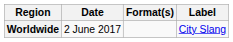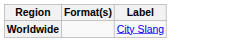- column: (93, 12)
